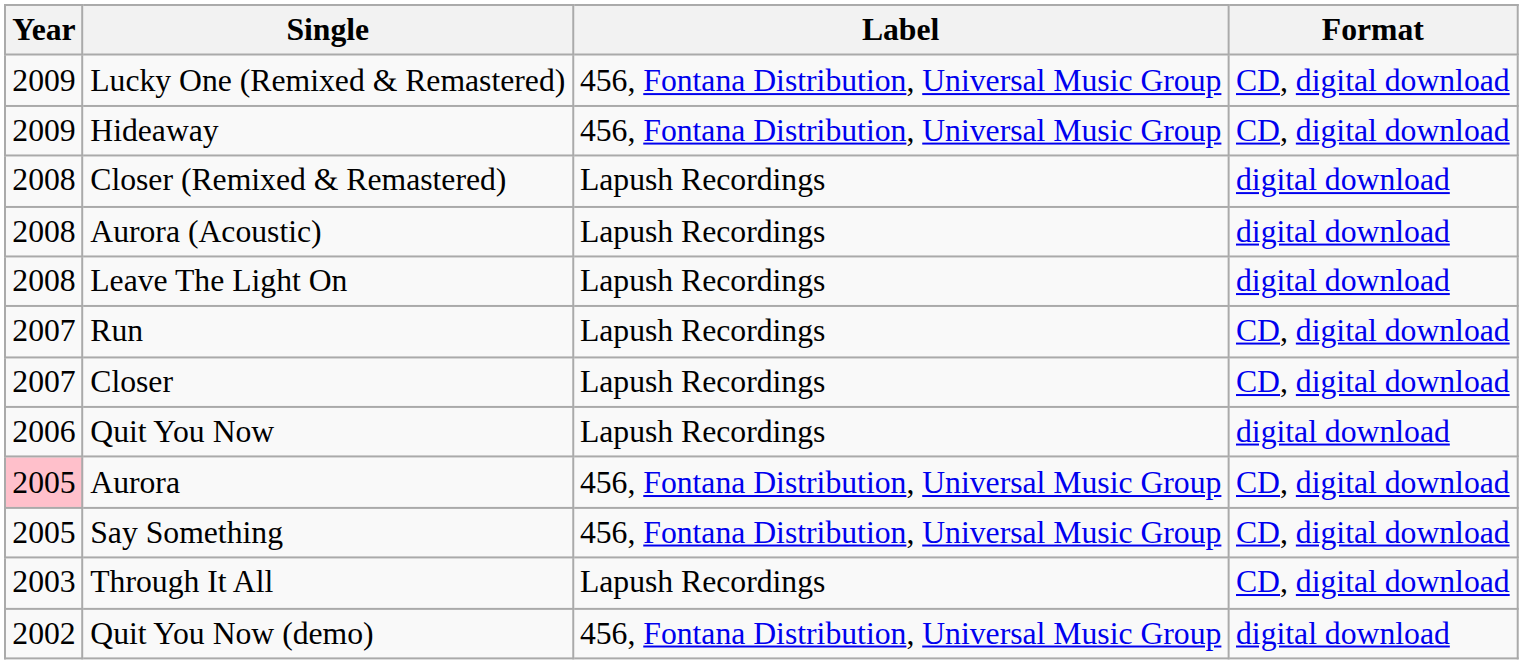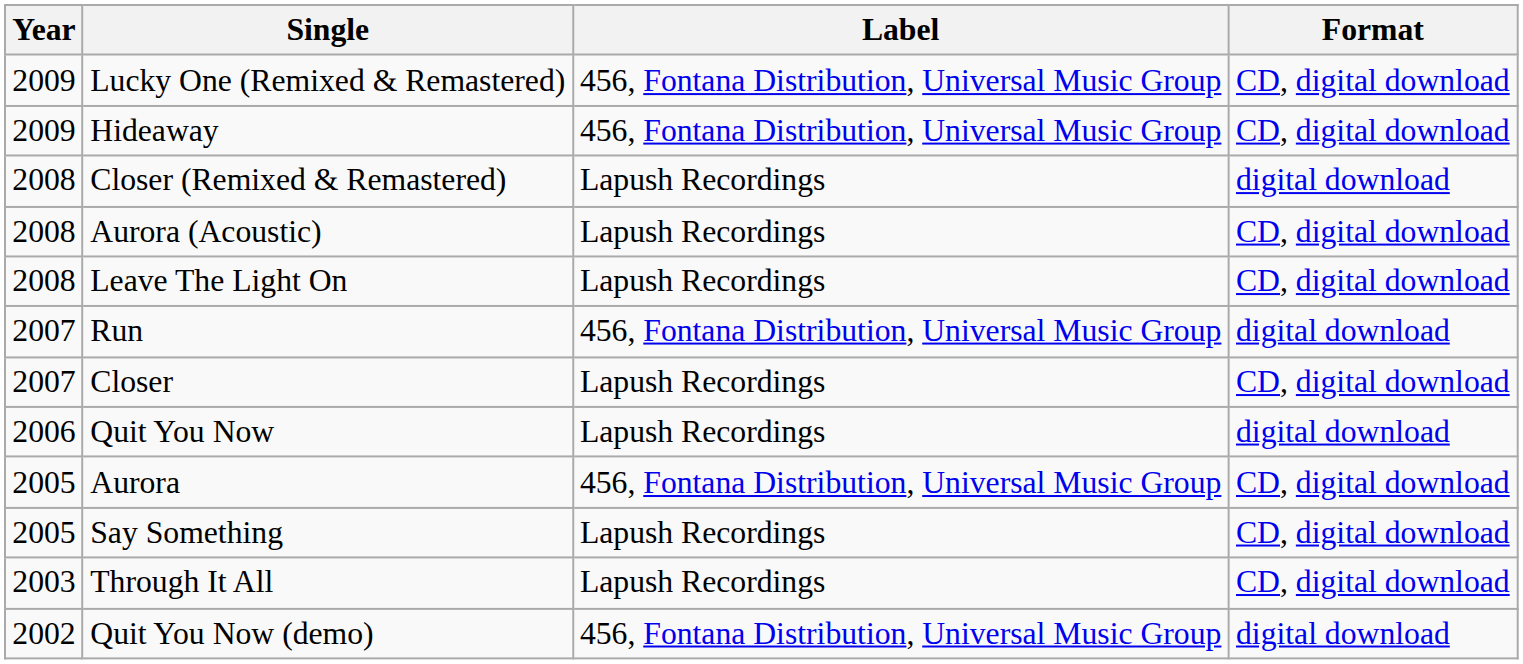(1343, 230) digital download -> (1373, 230) CD, digital download
(1343, 280) digital download -> (1373, 280) CD, digital download
(703, 331) Lapush Recordings -> (901, 331) 456, Fontana Distribution, Universal Music Group
(1373, 331) CD, digital download -> (1343, 331) digital download
(44, 481) pink background -> (44, 481) no background
(901, 532) 456, Fontana Distribution, Universal Music Group -> (703, 532) Lapush Recordings
